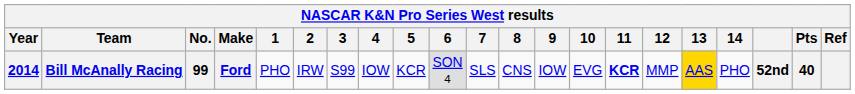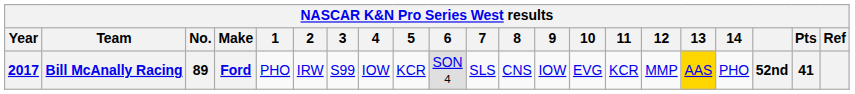(23, 70) 2014 -> (23, 70) 2017
(200, 70) 99 -> (200, 70) 89
(624, 70) bold -> (624, 70) normal
(807, 70) 40 -> (806, 70) 41
